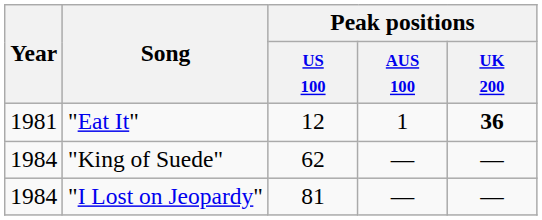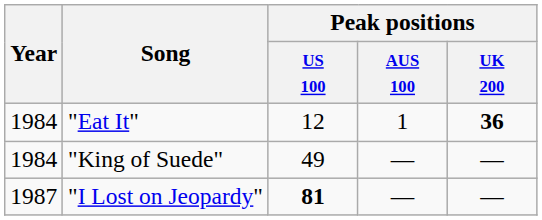(34, 121) 1981 -> (34, 121) 1984
(313, 159) 62 -> (313, 159) 49
(34, 196) 1984 -> (34, 196) 1987
(313, 196) normal -> (313, 196) bold
